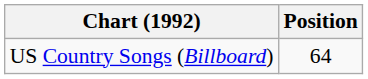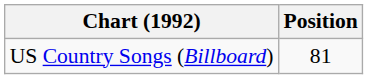(321, 55) 64 -> (321, 55) 81
